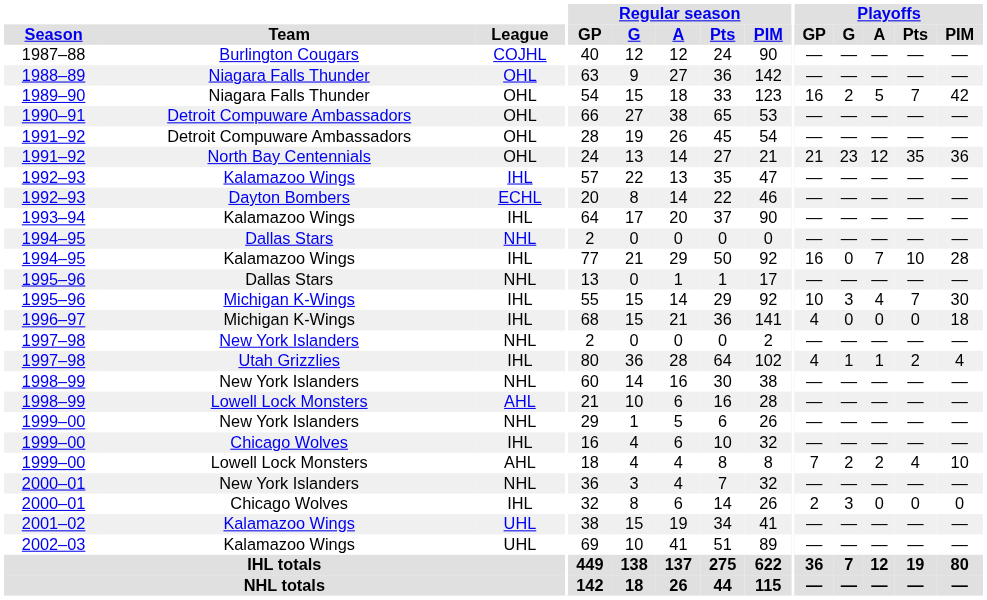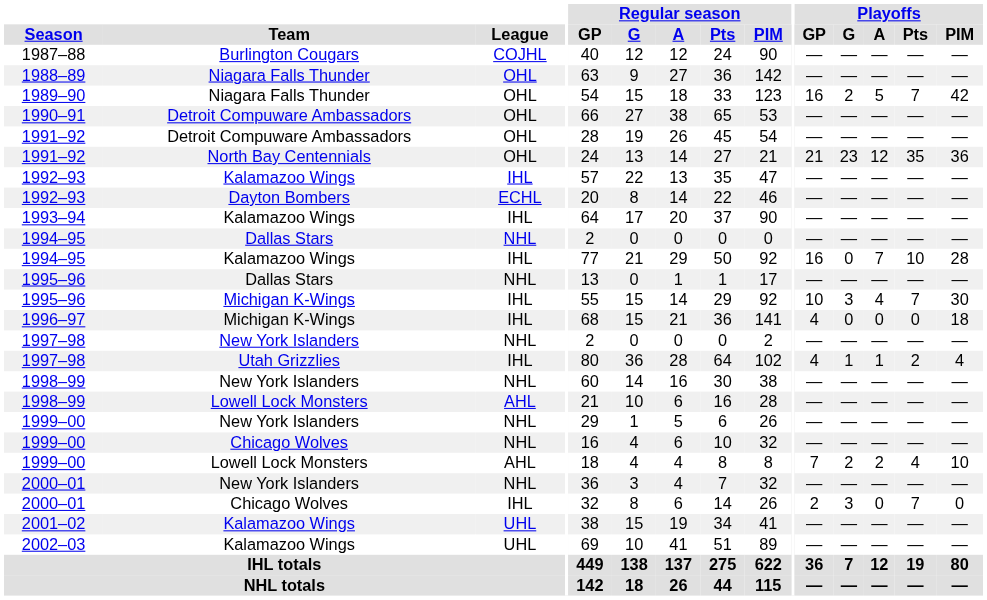(520, 442) IHL -> (520, 442) NHL
(915, 503) 0 -> (915, 503) 7
